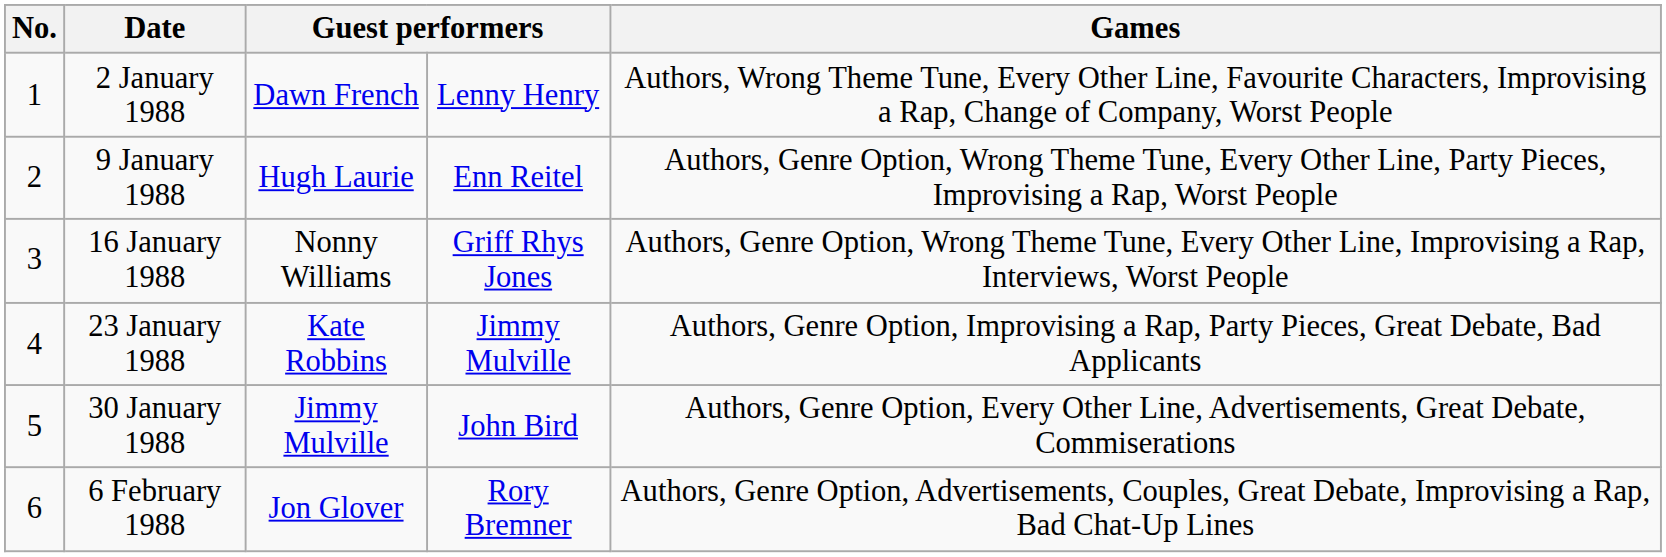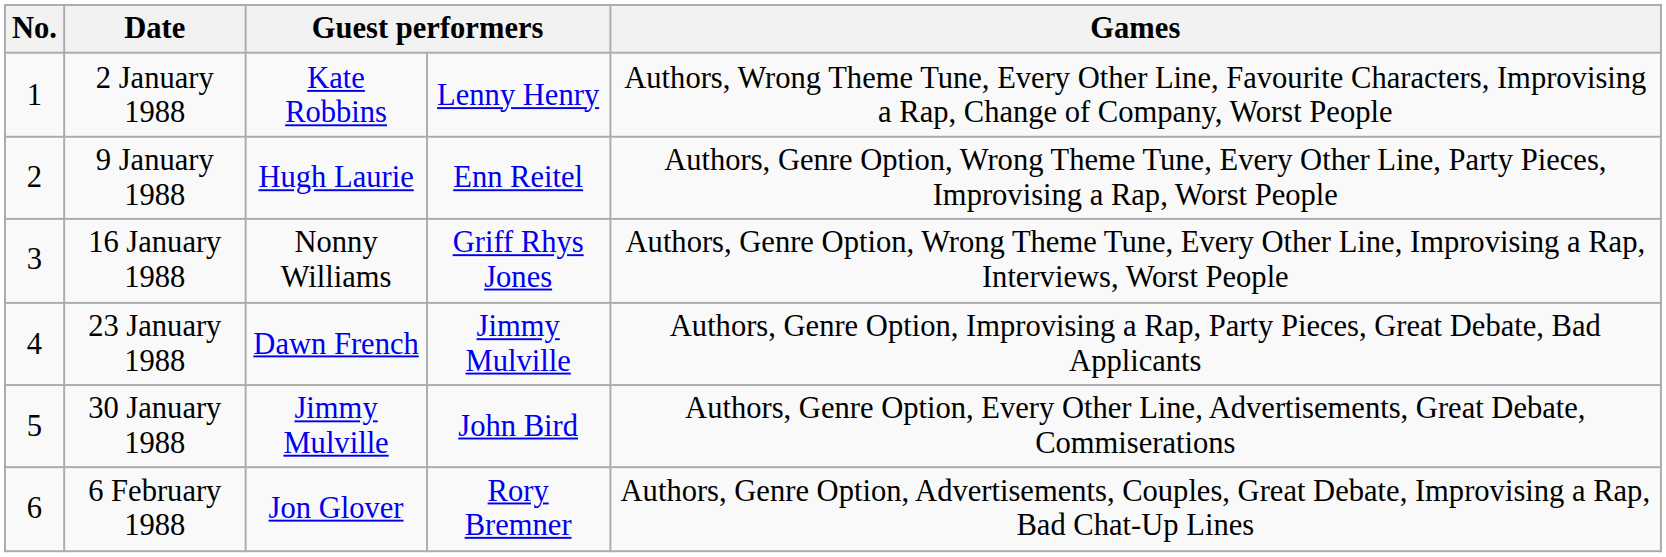(336, 94) Dawn French -> (336, 94) Kate Robbins
(336, 342) Kate Robbins -> (336, 342) Dawn French
